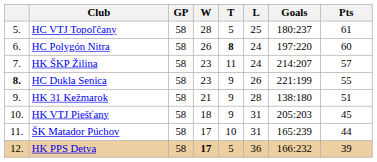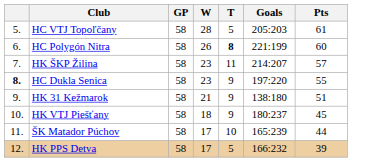- column: (256, 13)
(294, 30) 180:237 -> (269, 30) 205:203
(294, 47) 197:220 -> (269, 47) 221:199
(294, 81) 221:199 -> (269, 81) 197:220
(294, 115) 205:203 -> (269, 115) 180:237
(206, 149) bold -> (206, 149) normal
